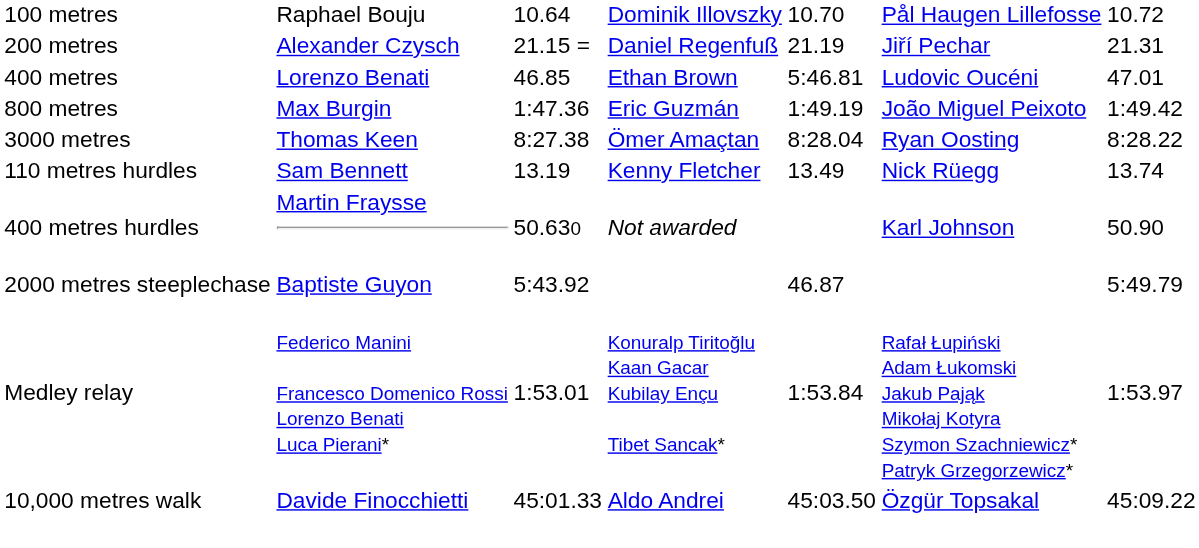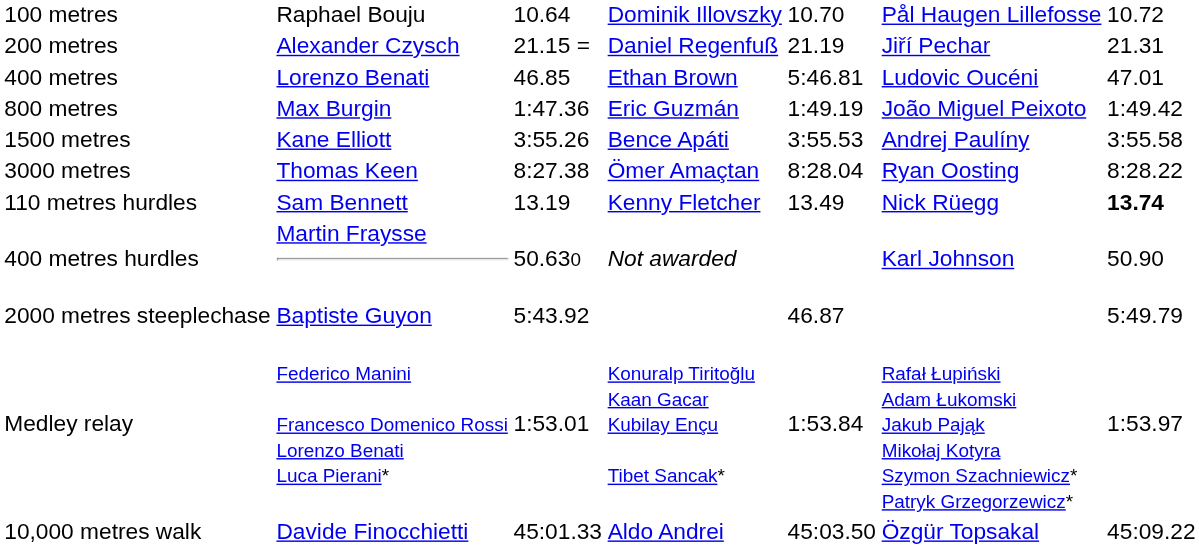+ row: (67, 139)
(1136, 171) normal -> (1136, 202) bold
